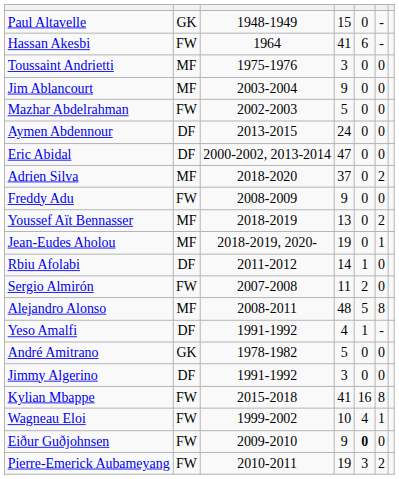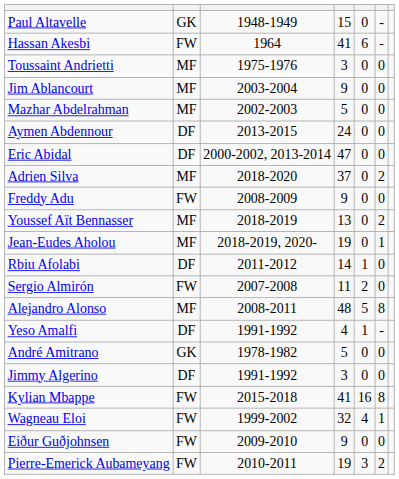(186, 110) FW -> (186, 110) MF
(344, 419) 10 -> (344, 419) 32
(365, 441) bold -> (365, 441) normal
